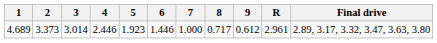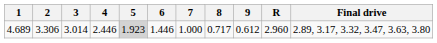(47, 29) 3.373 -> (47, 29) 3.306
(133, 29) no background -> (133, 29) lightgrey background
(276, 29) 2.961 -> (276, 29) 2.960
